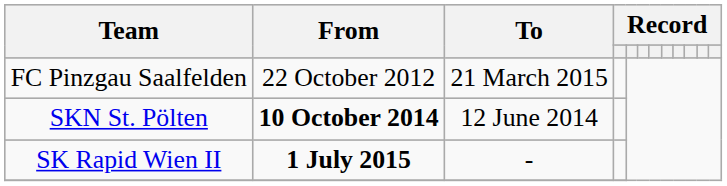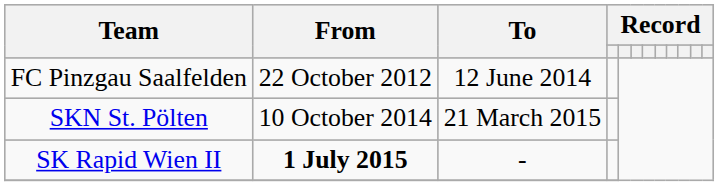(529, 77) 21 March 2015 -> (522, 77) 12 June 2014
(349, 118) bold -> (345, 118) normal
(529, 118) 12 June 2014 -> (522, 118) 21 March 2015
